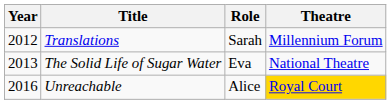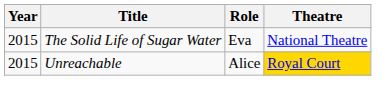- row: (82, 39)
(23, 63) 2013 -> (23, 39) 2015
(23, 87) 2016 -> (23, 63) 2015
